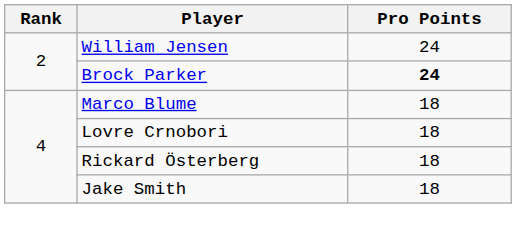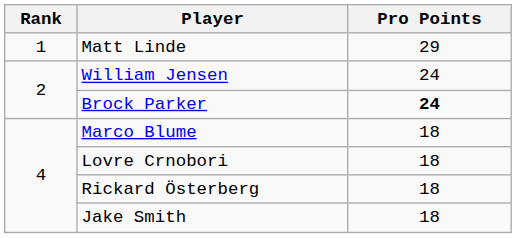+ row: (134, 47)
